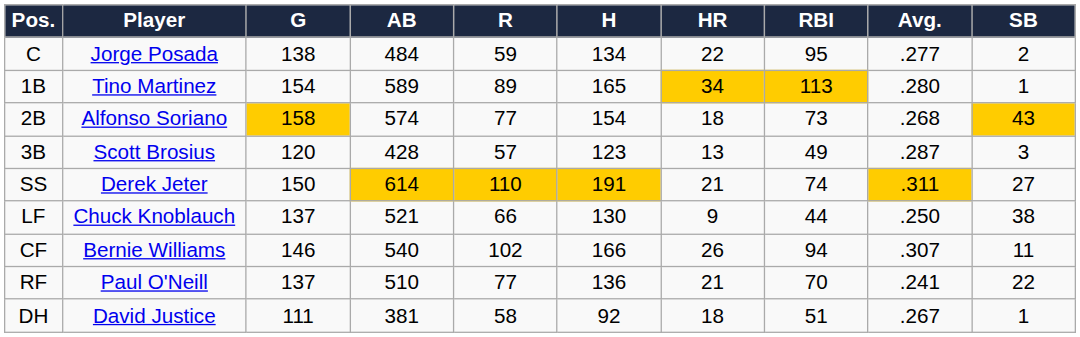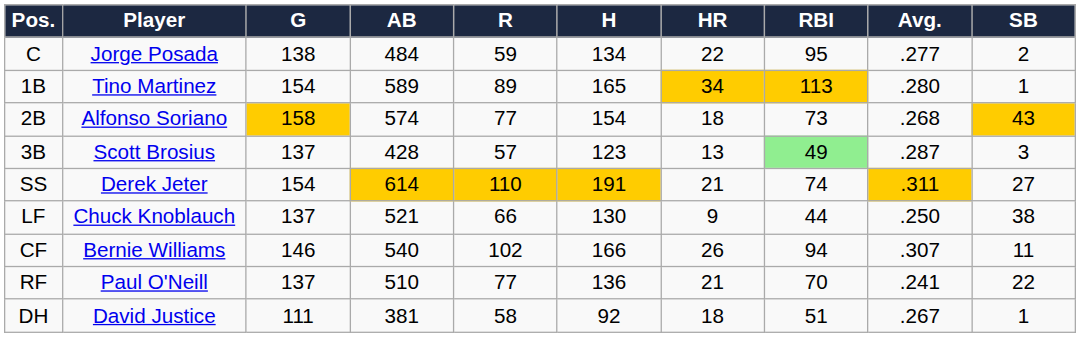(298, 151) 120 -> (298, 151) 137
(816, 151) no background -> (816, 151) lightgreen background
(298, 184) 150 -> (298, 184) 154
